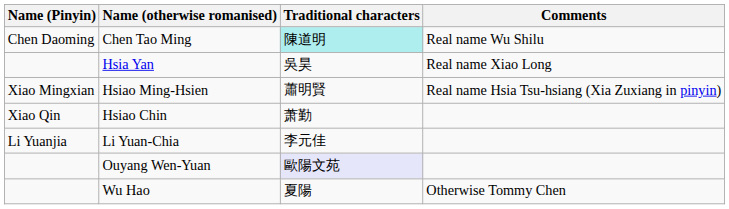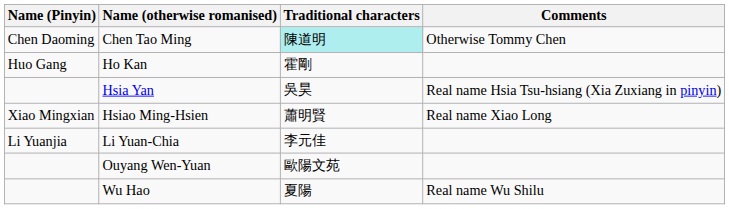(485, 39) Real name Wu Shilu -> (496, 39) Otherwise Tommy Chen
+ row: (125, 64)
(489, 64) Real name Xiao Long -> (574, 90) Real name Hsia Tsu-hsiang (Xia Zuxiang in pinyin)
(574, 90) Real name Hsia Tsu-hsiang (Xia Zuxiang in pinyin) -> (489, 115) Real name Xiao Long
- row: (135, 115)
(312, 165) lavender background -> (312, 165) no background
(496, 191) Otherwise Tommy Chen -> (485, 191) Real name Wu Shilu
